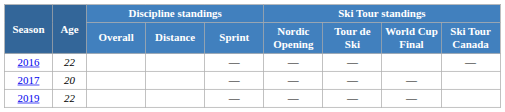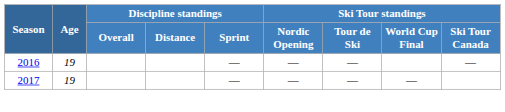(70, 62) 22 -> (70, 62) 19
(70, 80) 20 -> (70, 80) 19
- row: (29, 98)
